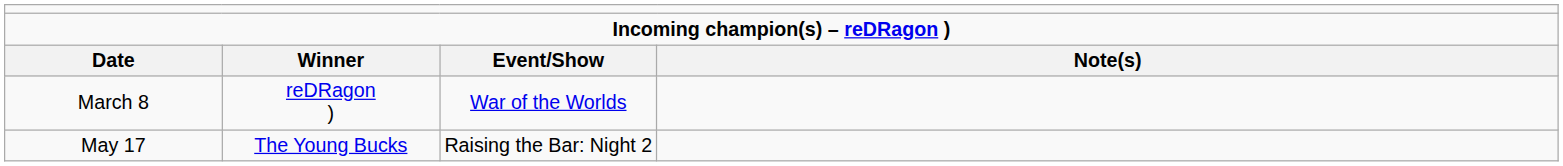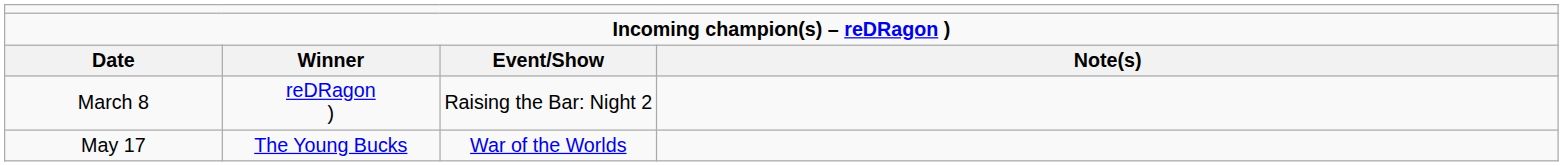(548, 102) War of the Worlds -> (548, 102) Raising the Bar: Night 2
(548, 144) Raising the Bar: Night 2 -> (548, 144) War of the Worlds
